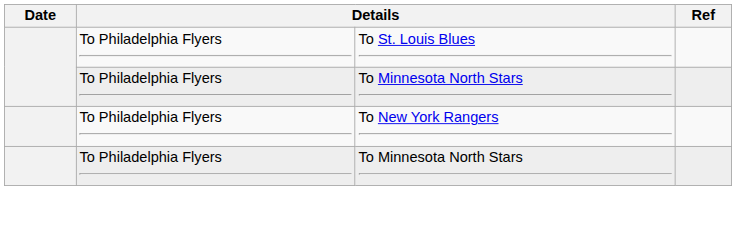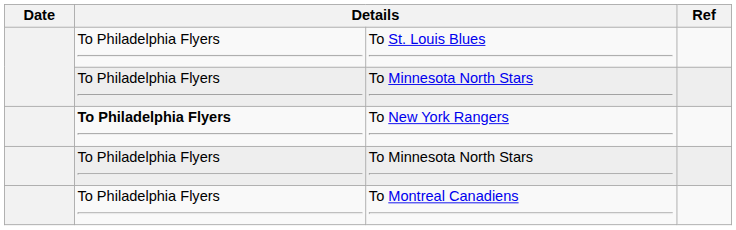(216, 123) normal -> (220, 123) bold
+ row: (39, 205)
